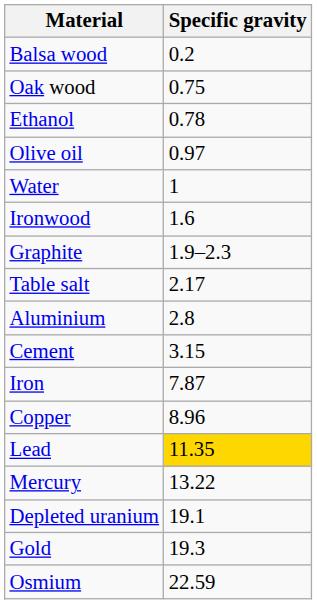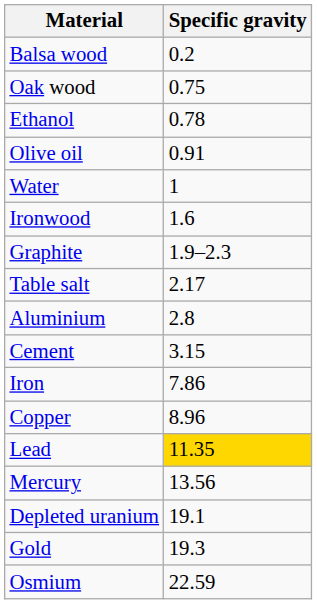(187, 152) 0.97 -> (187, 152) 0.91
(187, 383) 7.87 -> (187, 383) 7.86
(192, 482) 13.22 -> (192, 482) 13.56
